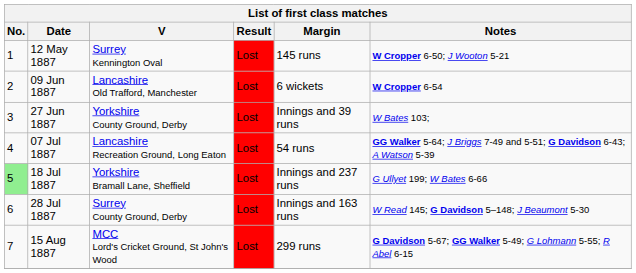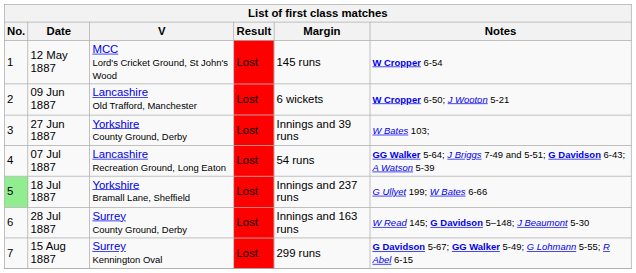(127, 55) Surrey Kennington Oval -> (160, 62) MCC Lord's Cricket Ground, St John's Wood
(441, 56) W Cropper 6-50; J Wooton 5-21 -> (407, 63) W Cropper 6-54
(407, 87) W Cropper 6-54 -> (441, 100) W Cropper 6-50; J Wooton 5-21
(160, 247) MCC Lord's Cricket Ground, St John's Wood -> (127, 253) Surrey Kennington Oval
